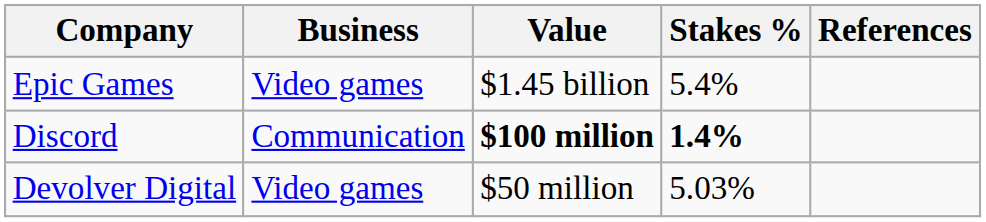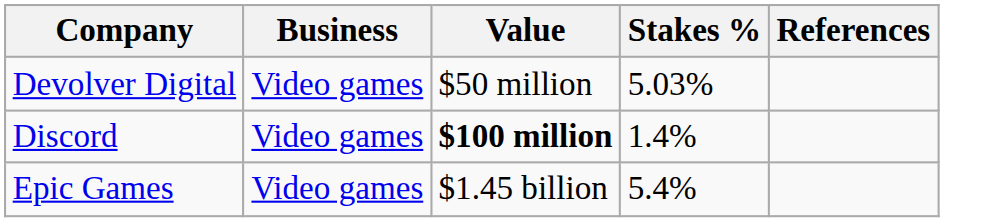rows swapped: (93, 83) <-> (124, 188)
(358, 135) Communication -> (337, 135) Video games
(707, 135) bold -> (662, 135) normal
